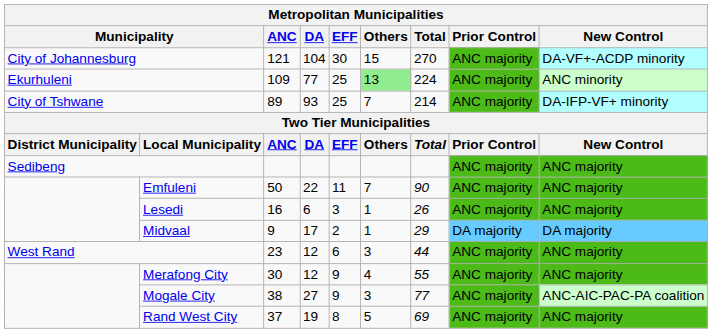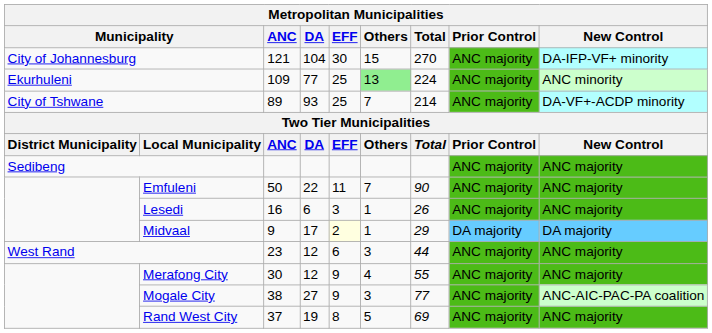(613, 58) DA-VF+-ACDP minority -> (605, 58) DA-IFP-VF+ minority
(605, 101) DA-IFP-VF+ minority -> (613, 101) DA-VF+-ACDP minority
(336, 230) no background -> (336, 230) lightyellow background
